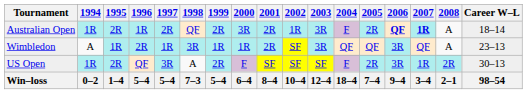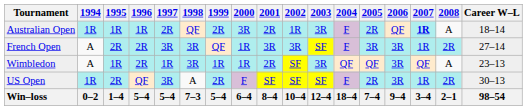(116, 29) 2R -> (116, 29) 1R
(398, 29) bold -> (398, 29) normal
+ row: (34, 46)
